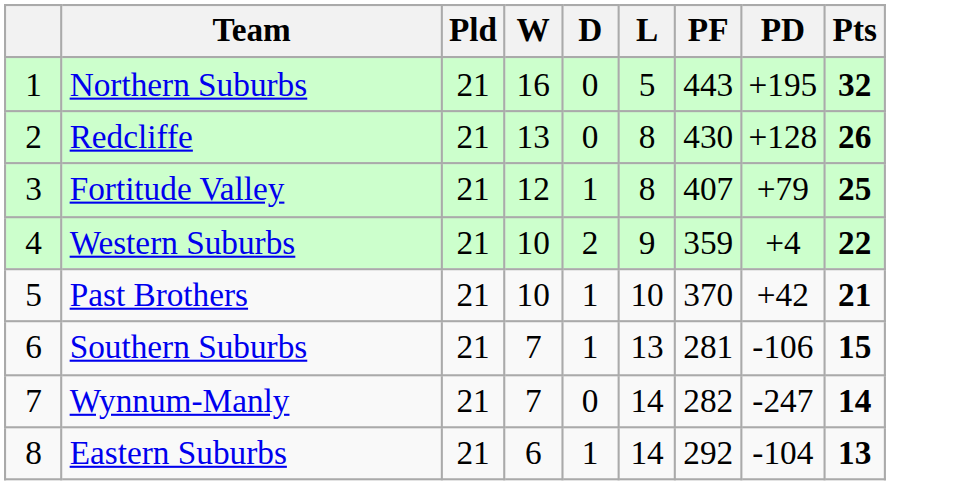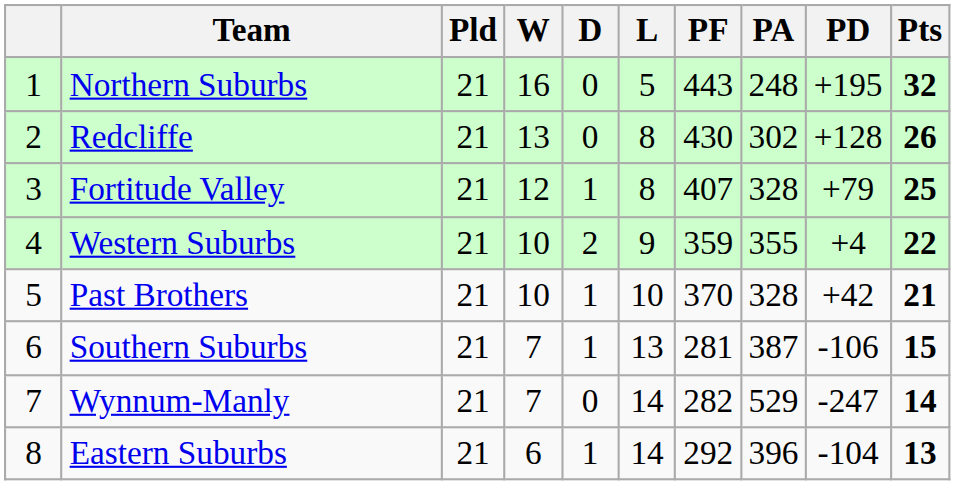+ column: (773, 30)
